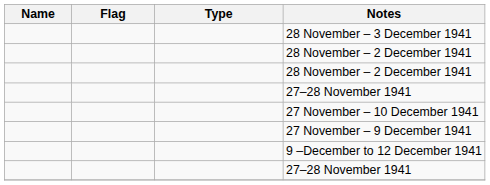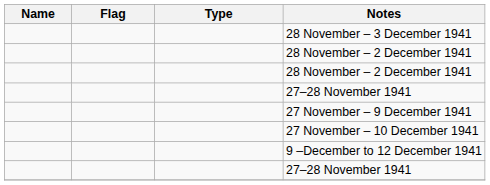rows swapped: (38, 112) <-> (38, 131)
